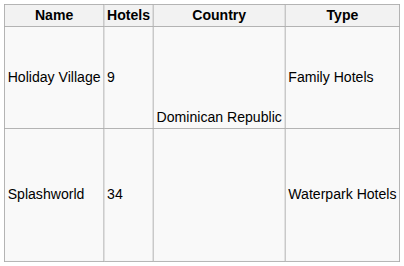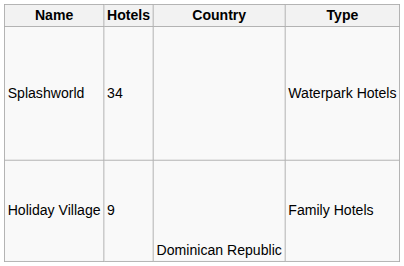rows swapped: (46, 194) <-> (54, 77)
